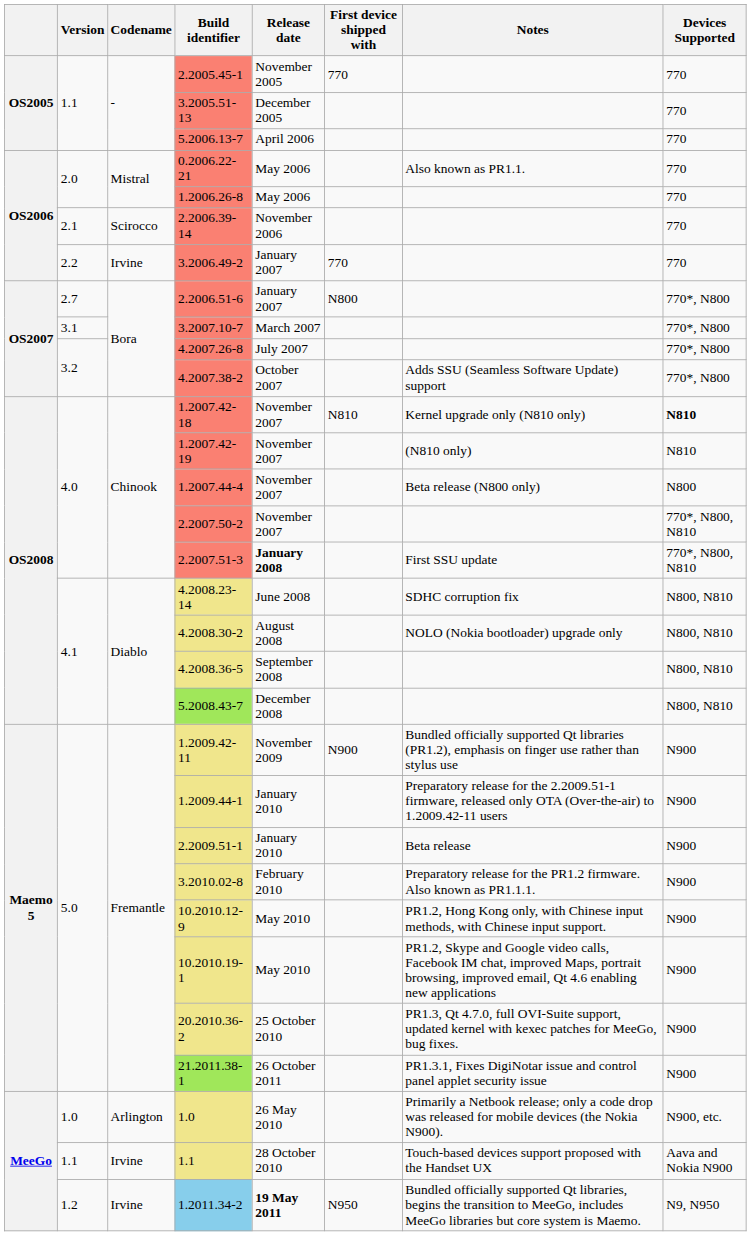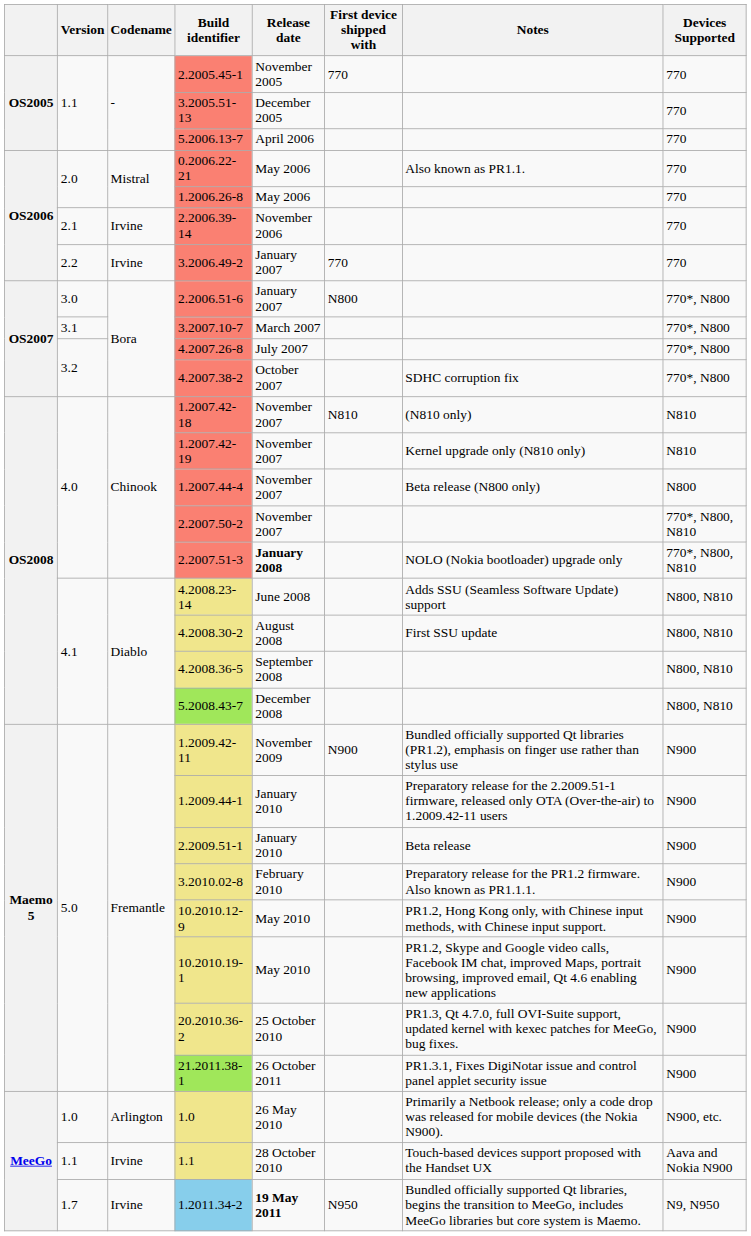(134, 226) Scirocco -> (127, 226) Irvine
(69, 299) 2.7 -> (69, 299) 3.0
(512, 378) Adds SSU (Seamless Software Update) support -> (462, 378) SDHC corruption fix
(495, 414) Kernel upgrade only (N810 only) -> (438, 414) (N810 only)
(681, 414) bold -> (681, 414) normal
(438, 451) (N810 only) -> (495, 451) Kernel upgrade only (N810 only)
(451, 560) First SSU update -> (514, 560) NOLO (Nokia bootloader) upgrade only
(462, 596) SDHC corruption fix -> (512, 596) Adds SSU (Seamless Software Update) support
(514, 633) NOLO (Nokia bootloader) upgrade only -> (451, 633) First SSU update
(69, 1205) 1.2 -> (69, 1205) 1.7
